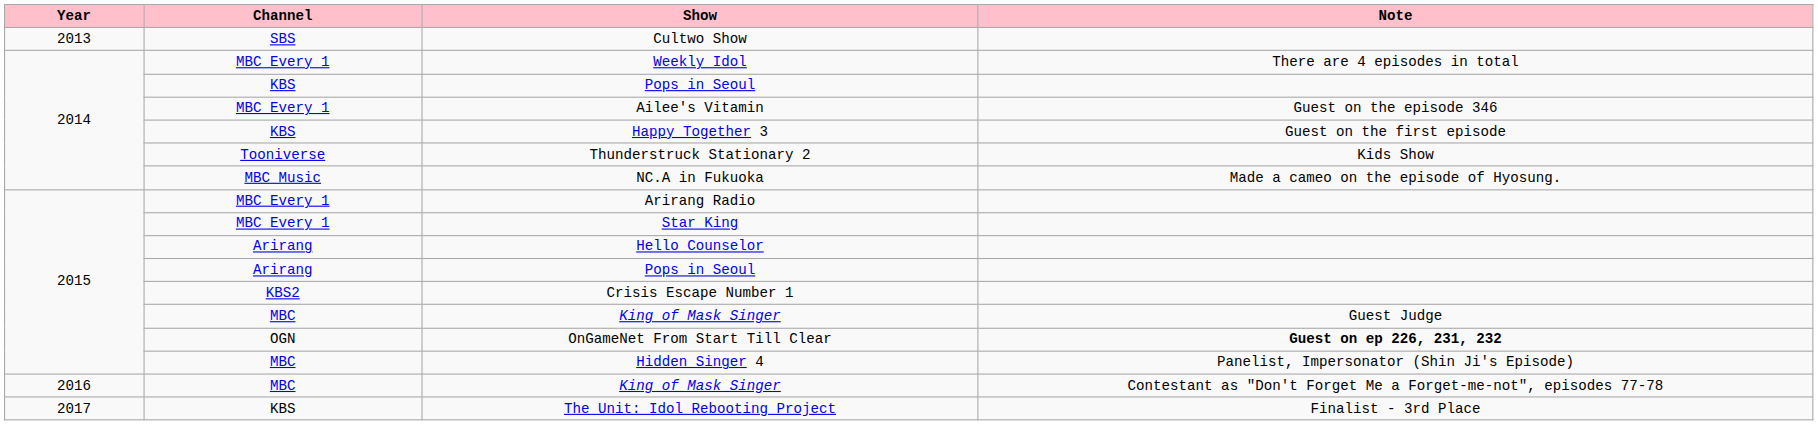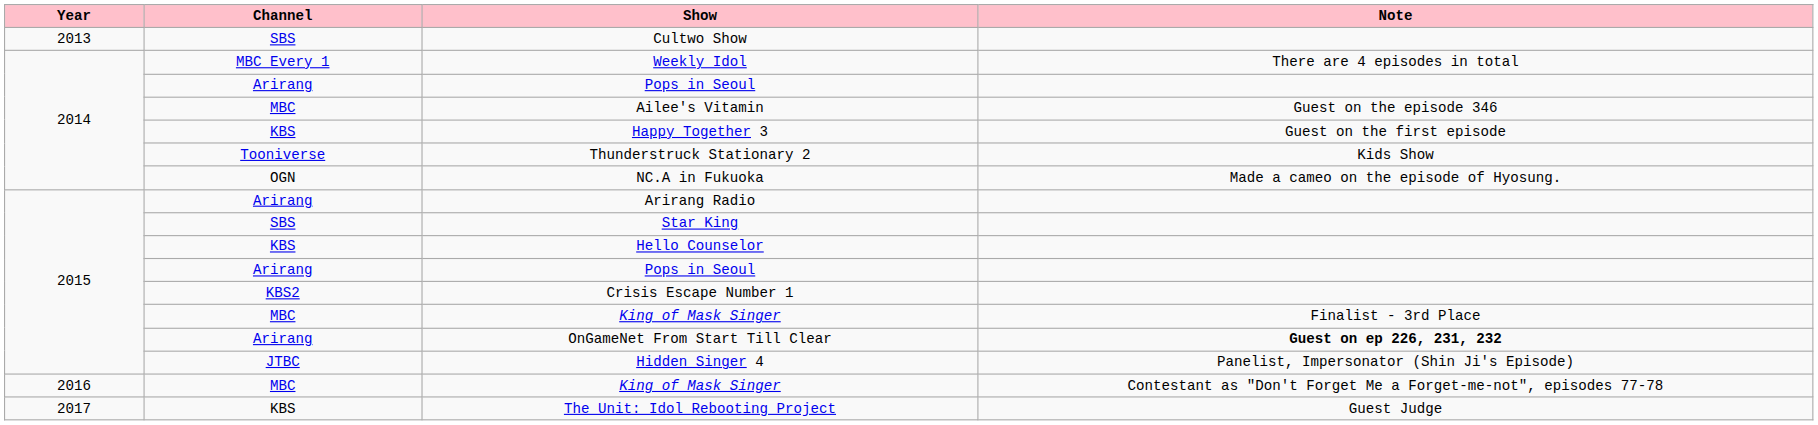(283, 85) KBS -> (283, 85) Arirang
(283, 108) MBC Every 1 -> (283, 108) MBC
(283, 178) MBC Music -> (283, 178) OGN
(283, 201) MBC Every 1 -> (283, 201) Arirang
(283, 224) MBC Every 1 -> (283, 224) SBS
(283, 247) Arirang -> (283, 247) KBS
(1395, 316) Guest Judge -> (1395, 316) Finalist - 3rd Place
(283, 339) OGN -> (283, 339) Arirang
(283, 363) MBC -> (283, 363) JTBC
(1395, 409) Finalist - 3rd Place -> (1395, 409) Guest Judge
